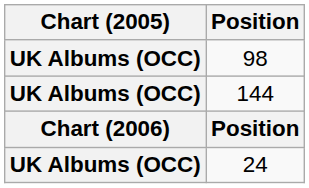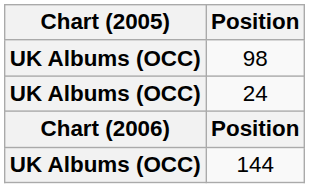rows swapped: (255, 164) <-> (255, 93)
